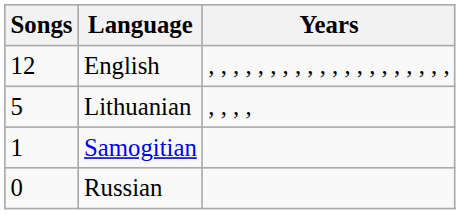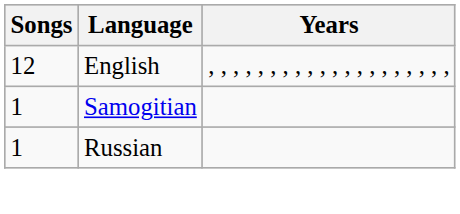- row: (138, 106)
(17, 188) 0 -> (17, 147) 1
